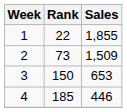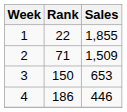(63, 55) 73 -> (63, 55) 71
(63, 96) 185 -> (63, 96) 186
